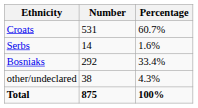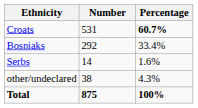(152, 29) normal -> (152, 29) bold
rows swapped: (26, 62) <-> (18, 45)
